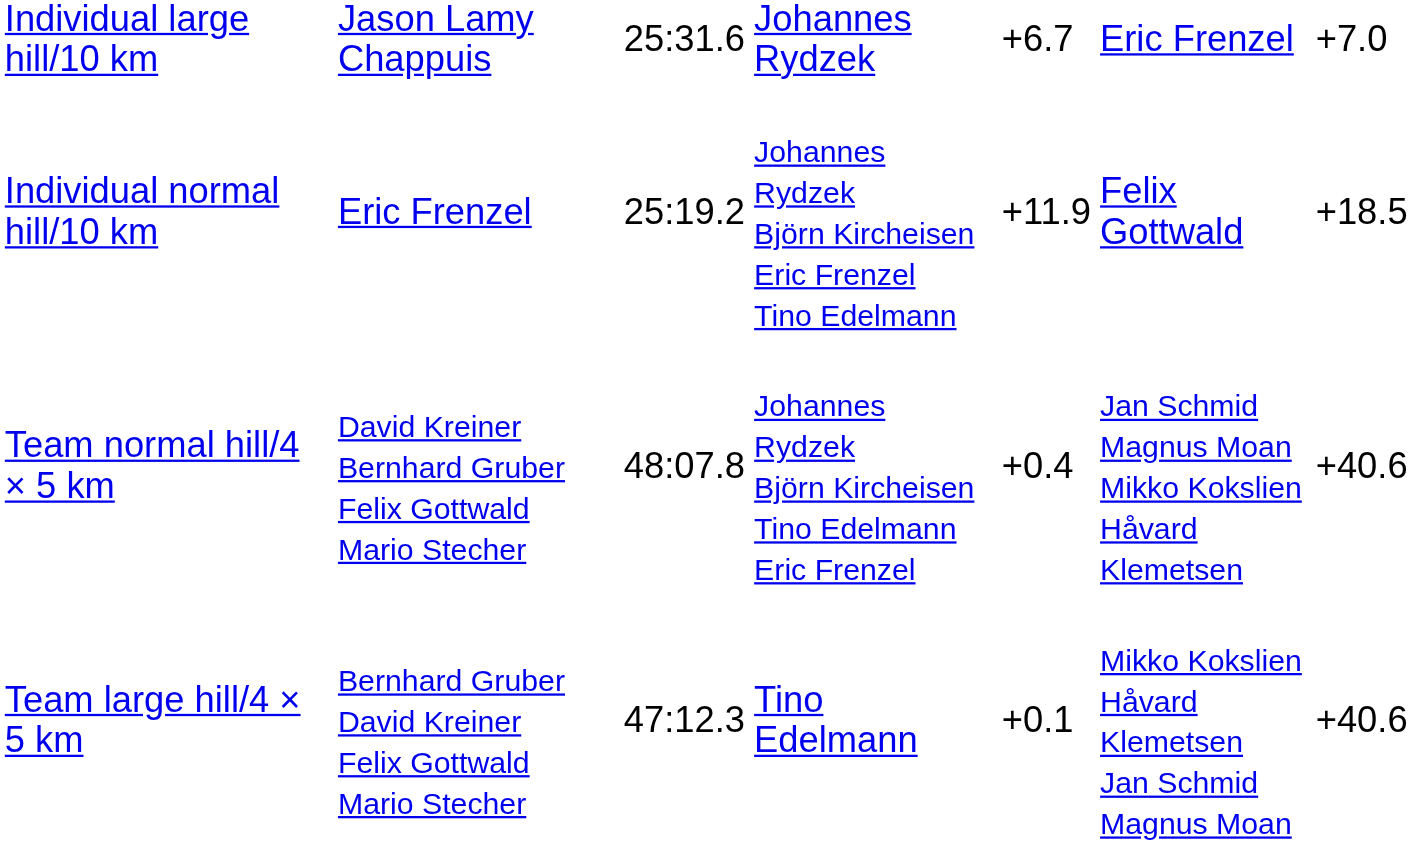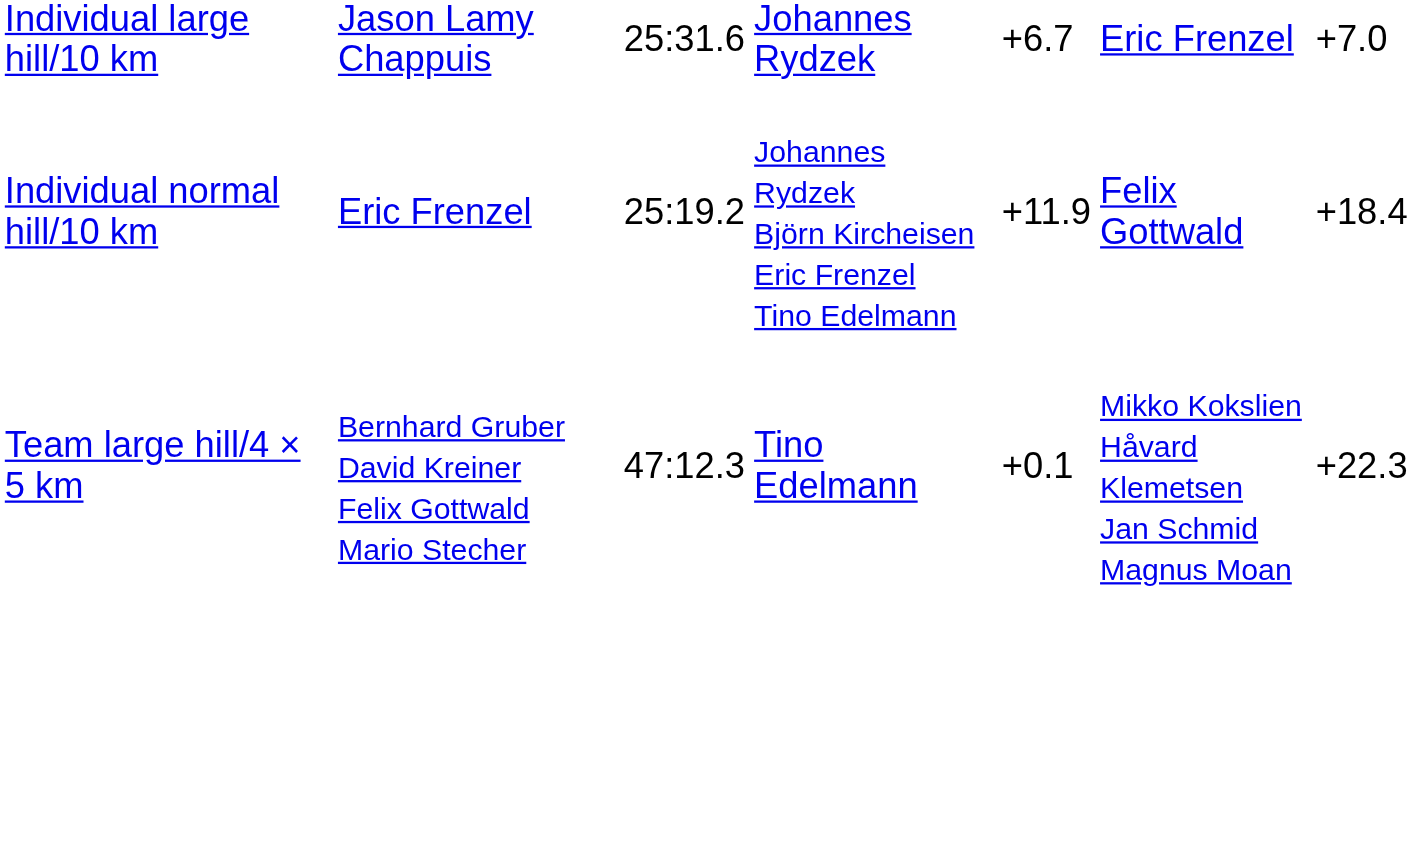(1362, 211) +18.5 -> (1362, 211) +18.4
- row: (152, 465)
(1362, 720) +40.6 -> (1362, 465) +22.3
